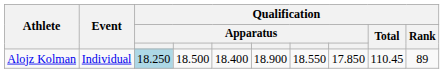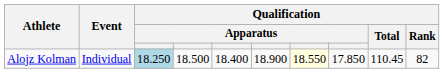(309, 59) no background -> (309, 59) lightyellow background
(422, 59) 89 -> (422, 59) 82
